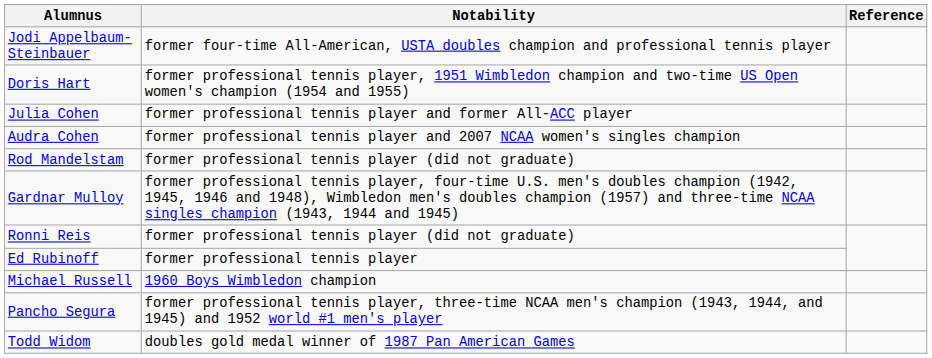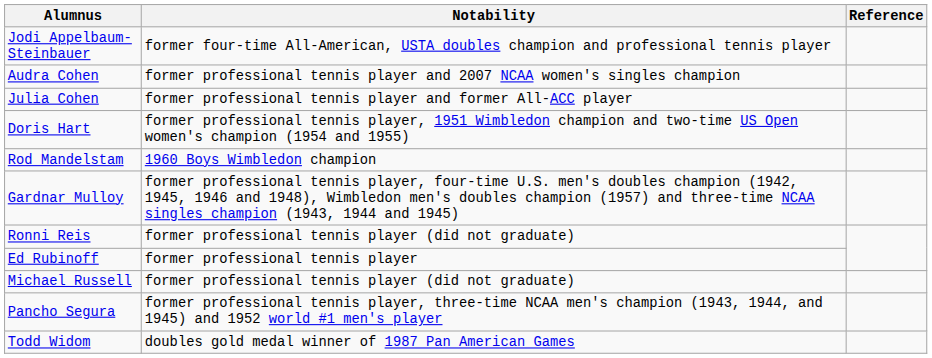rows swapped: (53, 137) <-> (49, 85)
(360, 160) former professional tennis player (did not graduate) -> (261, 160) 1960 Boys Wimbledon champion
(261, 281) 1960 Boys Wimbledon champion -> (360, 281) former professional tennis player (did not graduate)
